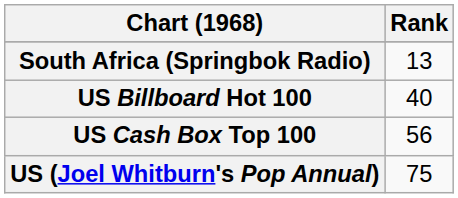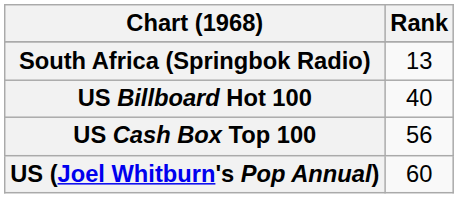(419, 173) 75 -> (419, 173) 60
